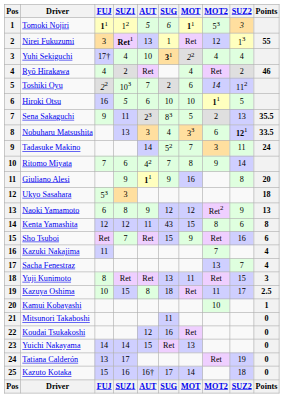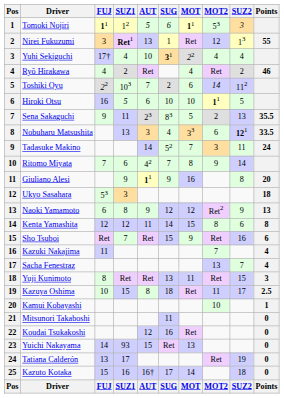(169, 224) 43 -> (169, 224) 14
(125, 345) 14 -> (125, 345) 93
